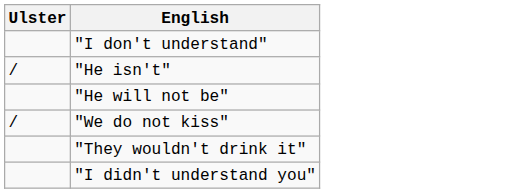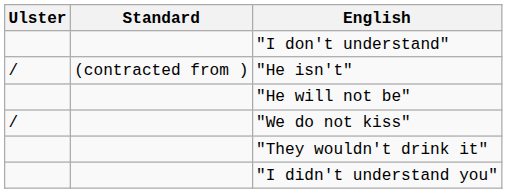+ column: (161, 18)
